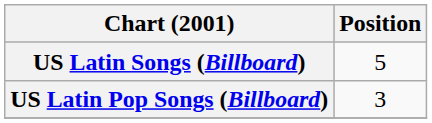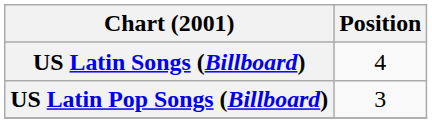(380, 61) 5 -> (380, 61) 4
